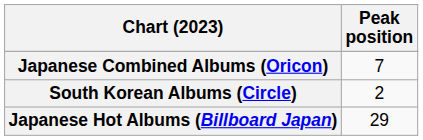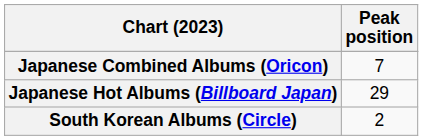rows swapped: (173, 120) <-> (173, 93)
